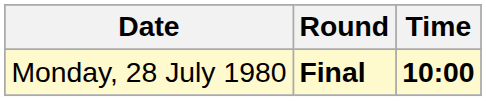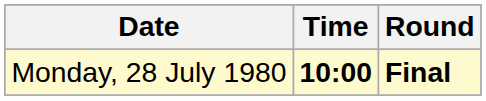columns swapped: (438, 26) <-> (344, 26)
